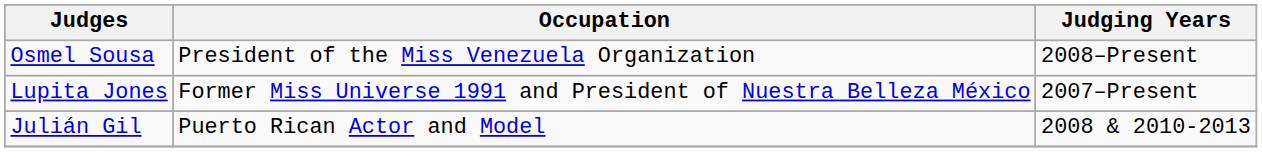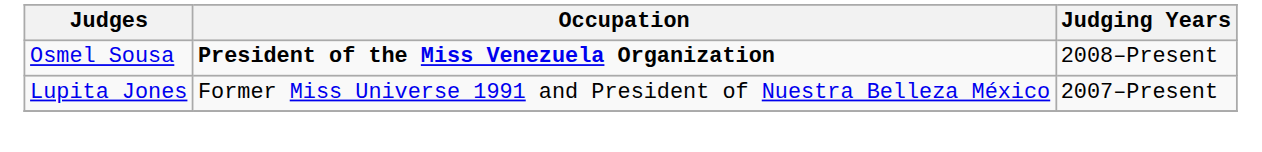(467, 58) normal -> (486, 58) bold
- row: (76, 128)
